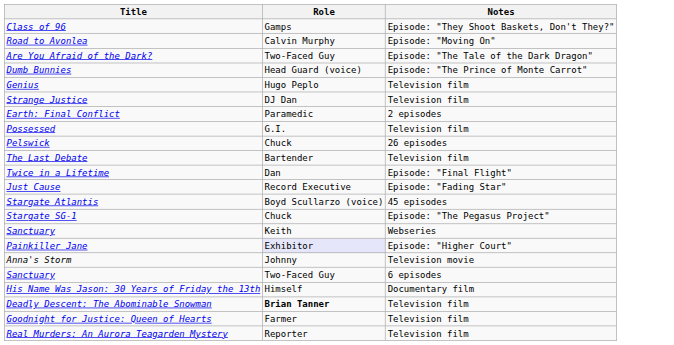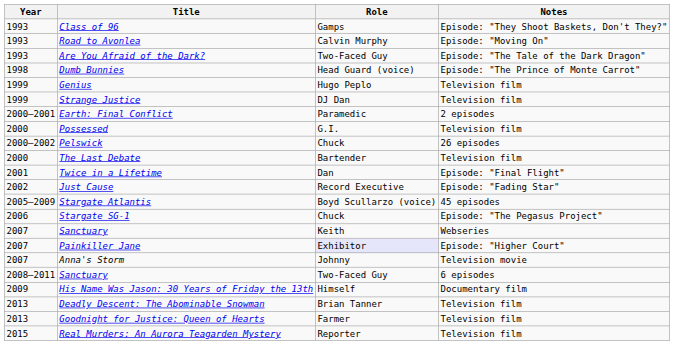+ column: (31, 12)
(297, 304) bold -> (350, 304) normal
